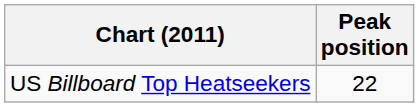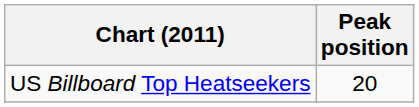(365, 83) 22 -> (365, 83) 20
